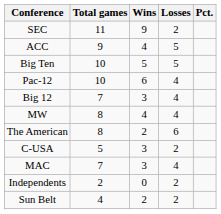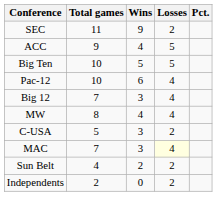- row: (37, 132)
(176, 166) no background -> (172, 149) lightyellow background
rows swapped: (37, 183) <-> (37, 200)
